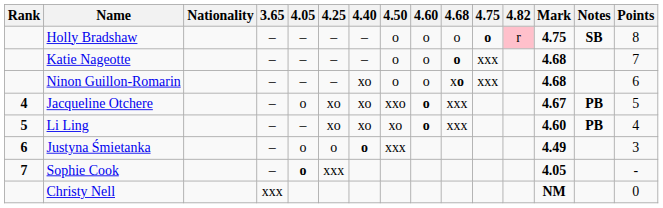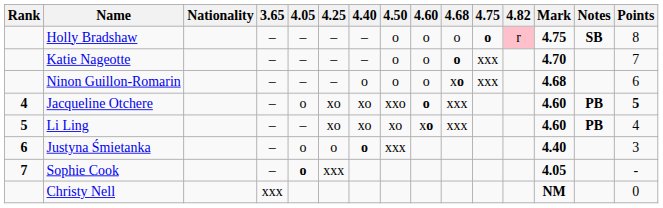(554, 59) 4.68 -> (554, 59) 4.70
(365, 81) xo -> (365, 81) o
(554, 103) 4.67 -> (554, 103) 4.60
(636, 103) normal -> (636, 103) bold
(426, 125) o -> (426, 125) xo
(554, 147) 4.49 -> (554, 147) 4.40
